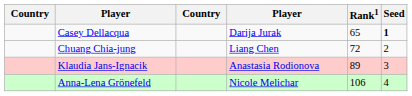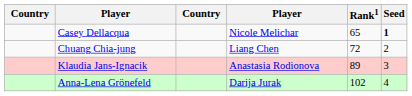(255, 32) Darija Jurak -> (264, 32) Nicole Melichar
(264, 82) Nicole Melichar -> (255, 82) Darija Jurak
(358, 82) 106 -> (358, 82) 102
